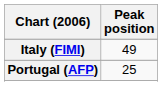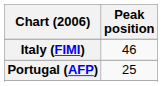(129, 49) 49 -> (129, 49) 46
